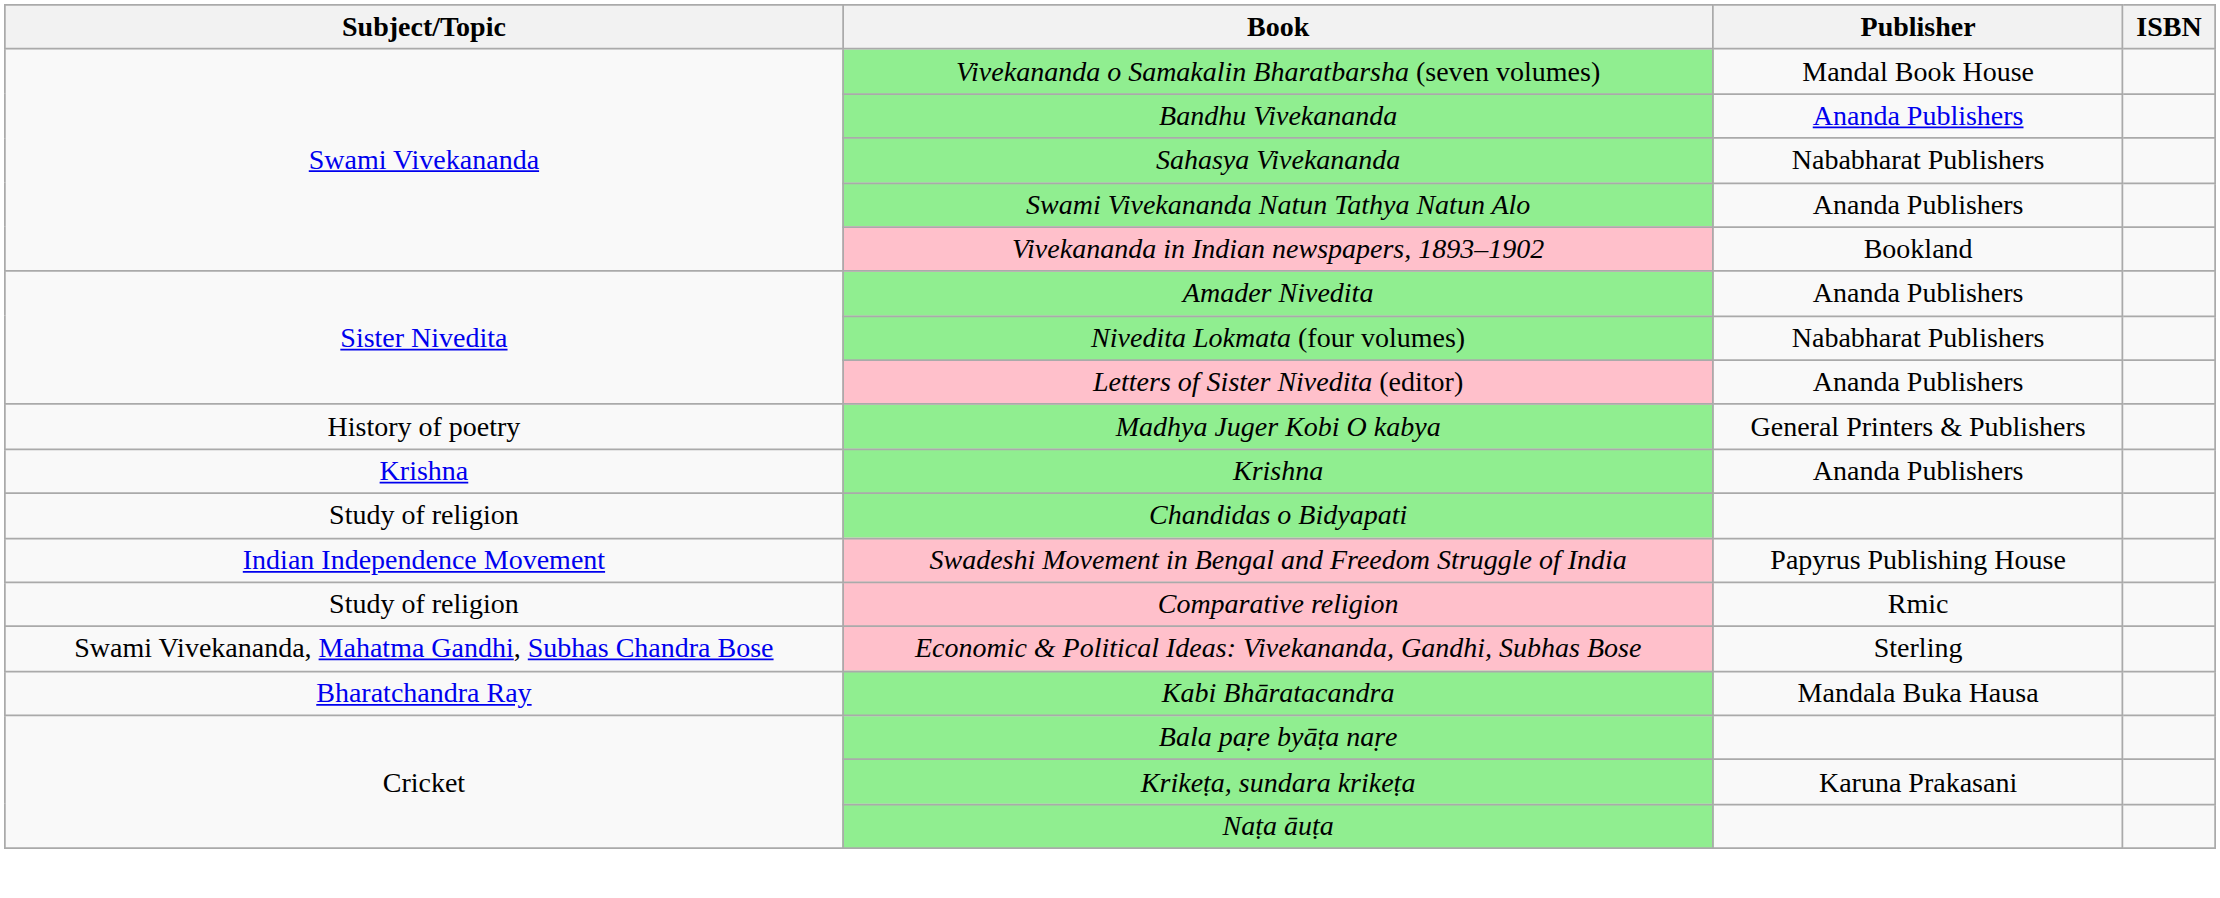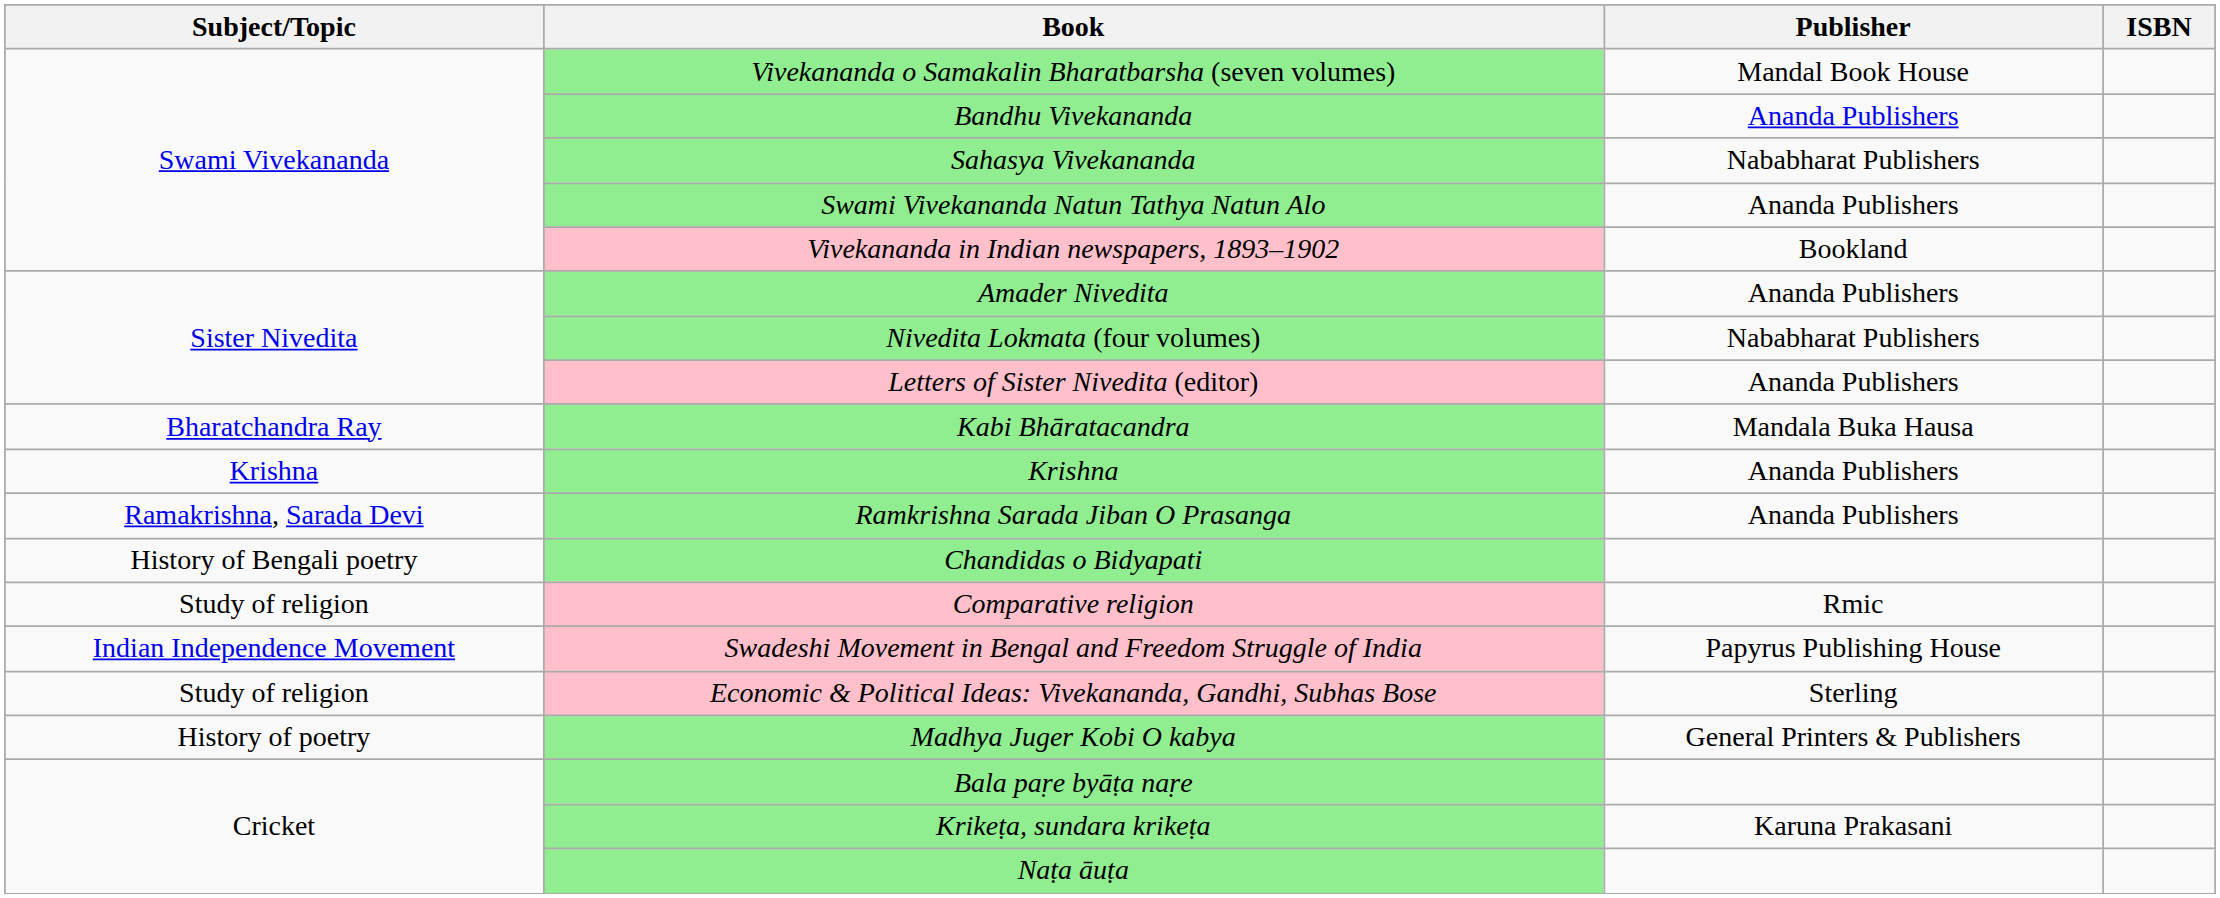rows swapped: (1278, 426) <-> (1278, 692)
+ row: (1073, 515)
(424, 515) Study of religion -> (274, 559) History of Bengali poetry
rows swapped: (1278, 603) <-> (1278, 559)
(424, 648) Swami Vivekananda, Mahatma Gandhi, Subhas Chandra Bose -> (274, 692) Study of religion
